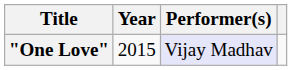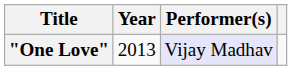(137, 49) 2015 -> (137, 49) 2013
